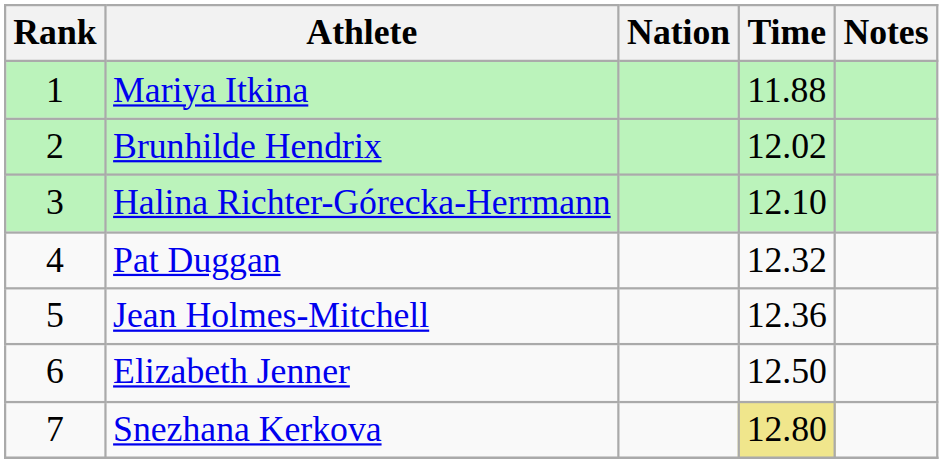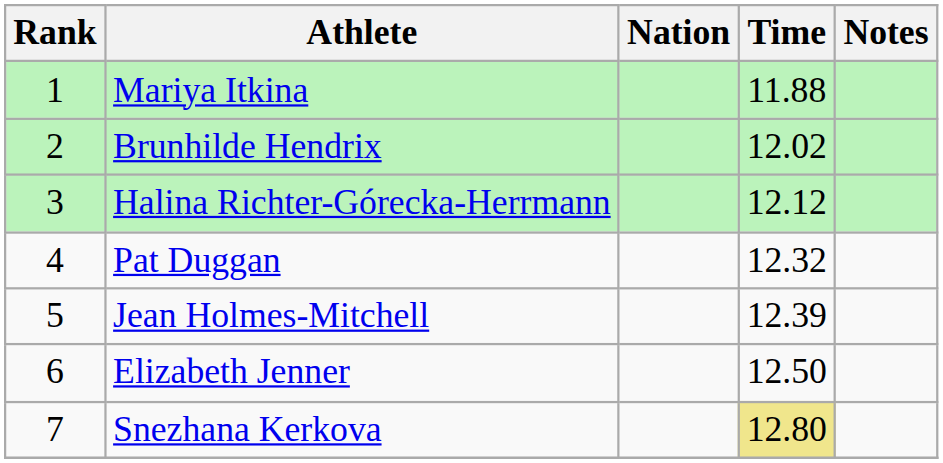(787, 202) 12.10 -> (787, 202) 12.12
(787, 315) 12.36 -> (787, 315) 12.39
